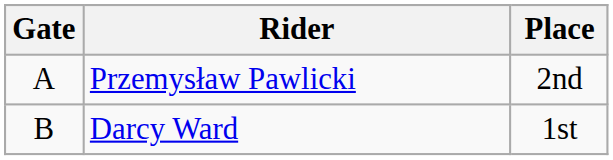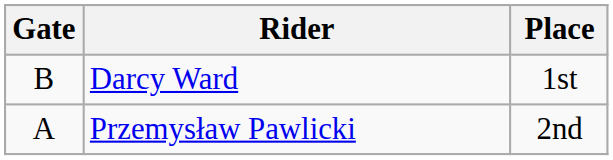rows swapped: (223, 78) <-> (164, 128)
